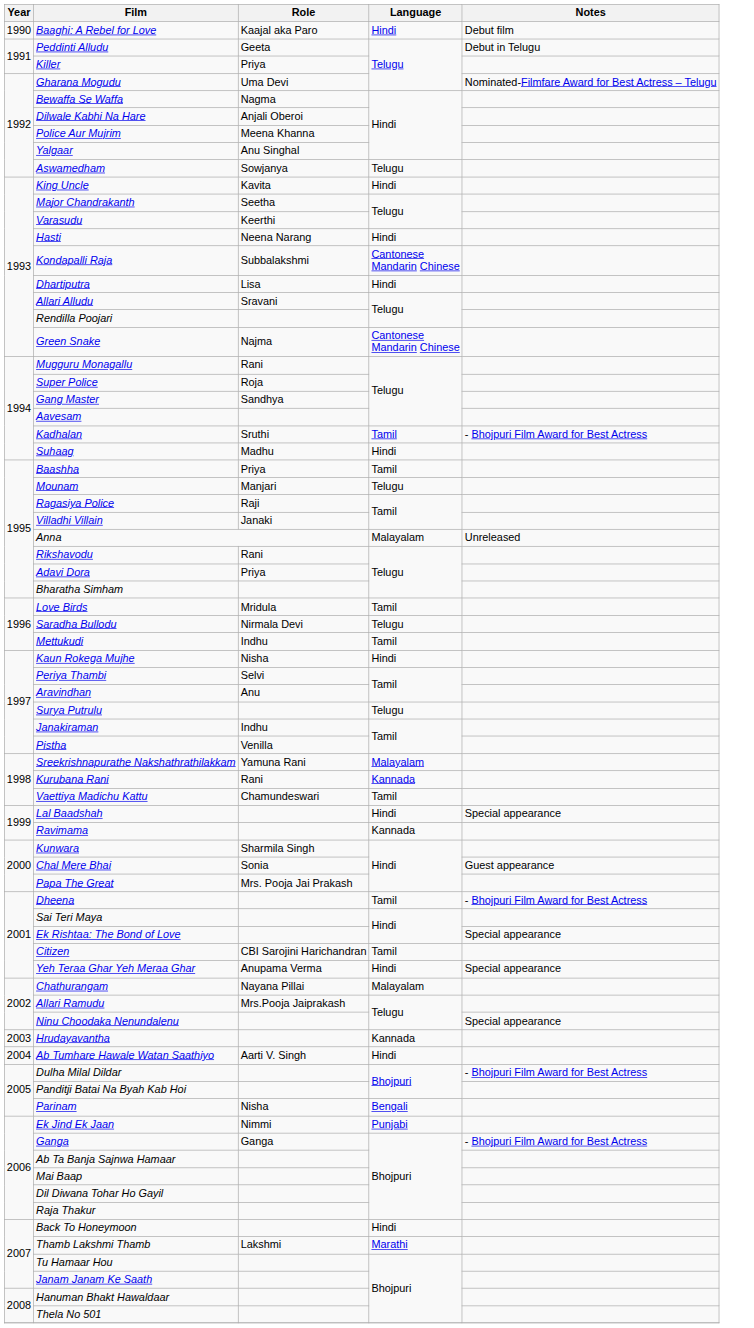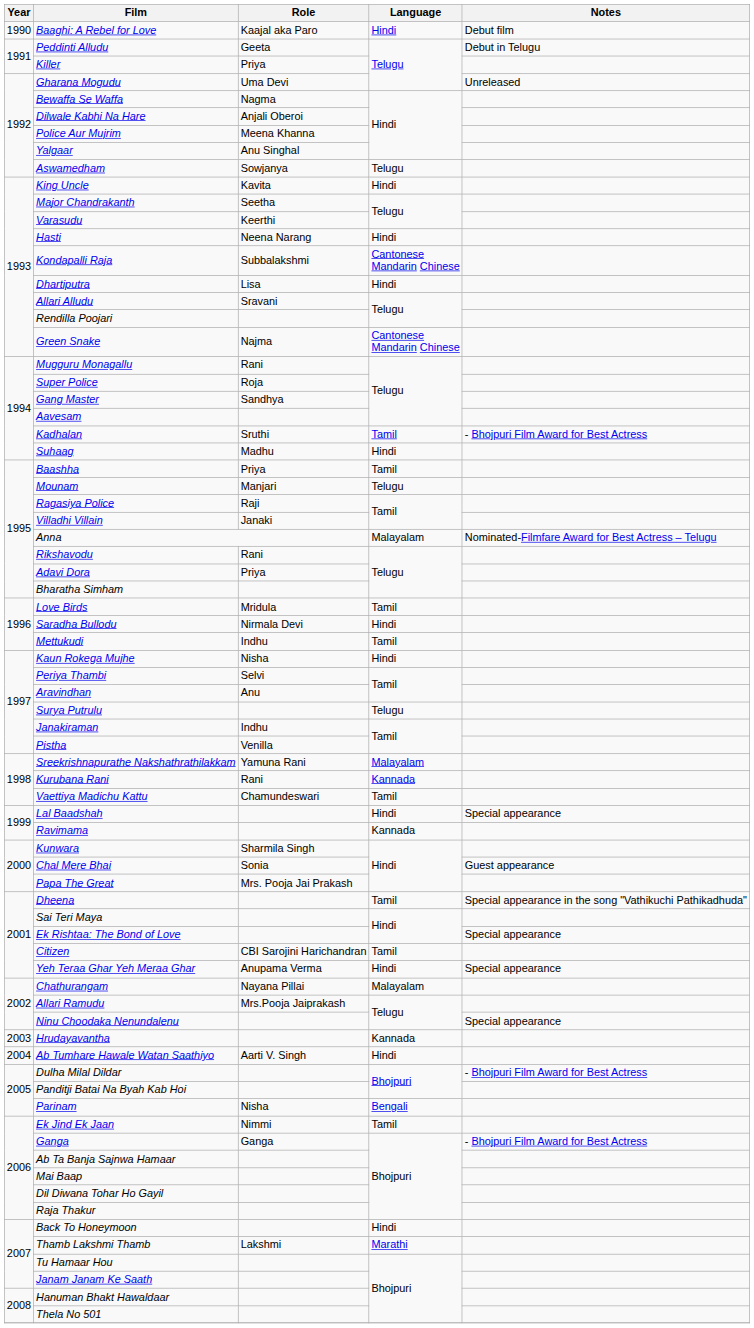(591, 82) Nominated-Filmfare Award for Best Actress – Telugu -> (493, 82) Unreleased
(493, 538) Unreleased -> (591, 538) Nominated-Filmfare Award for Best Actress – Telugu
(387, 624) Telugu -> (384, 624) Hindi
(556, 900) - Bhojpuri Film Award for Best Actress -> (606, 900) Special appearance in the song "Vathikuchi Pathikadhuda"
(390, 1124) Punjabi -> (384, 1124) Tamil
